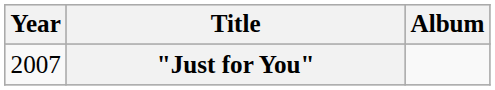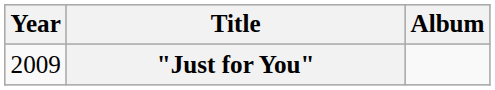(36, 64) 2007 -> (36, 64) 2009
